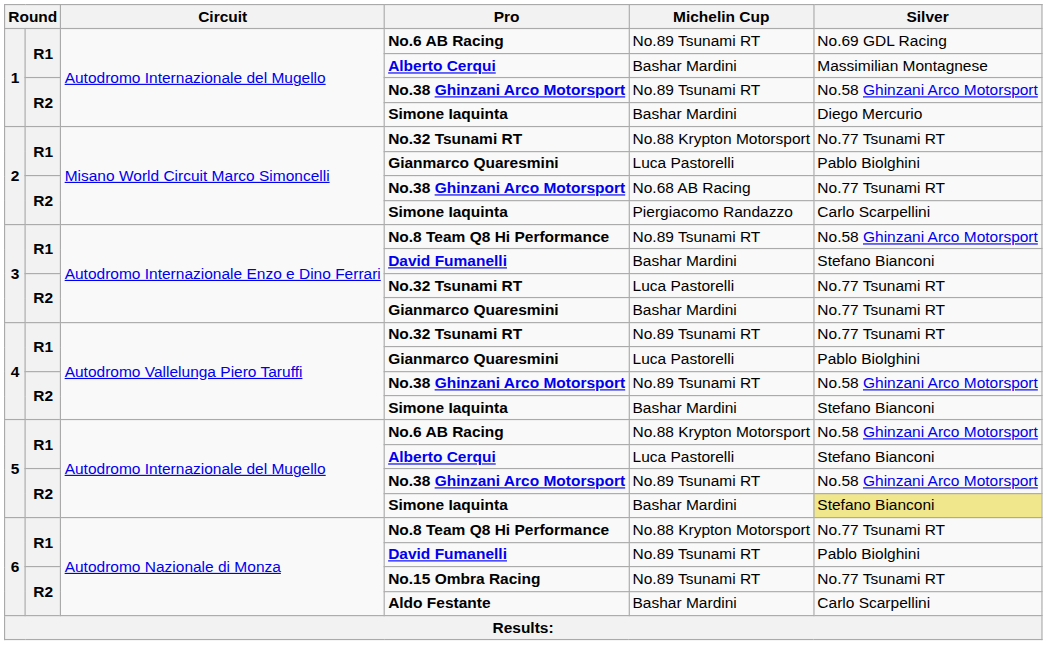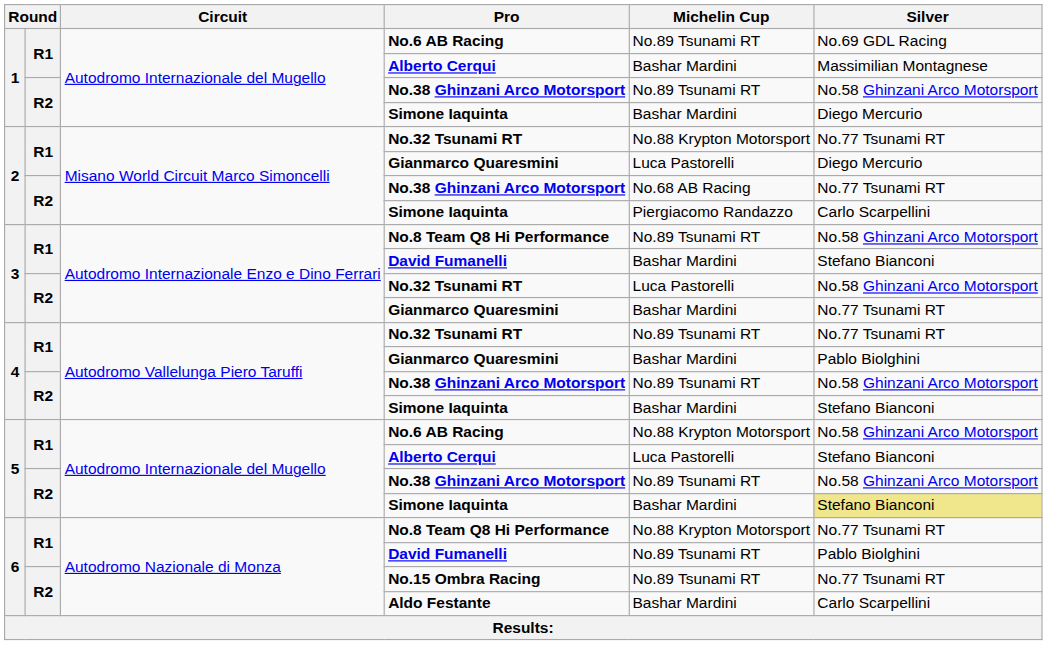(869, 163) Pablo Biolghini -> (870, 163) Diego Mercurio
(881, 285) No.77 Tsunami RT -> (928, 285) No.58 Ghinzani Arco Motorsport
(683, 359) Luca Pastorelli -> (685, 359) Bashar Mardini
